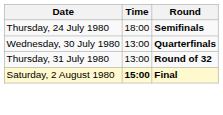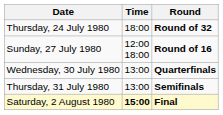(179, 28) Semifinals -> (183, 28) Round of 32
+ row: (54, 49)
(183, 59) Round of 32 -> (179, 86) Semifinals
